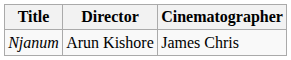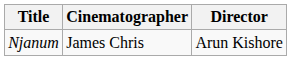columns swapped: (110, 17) <-> (222, 17)
